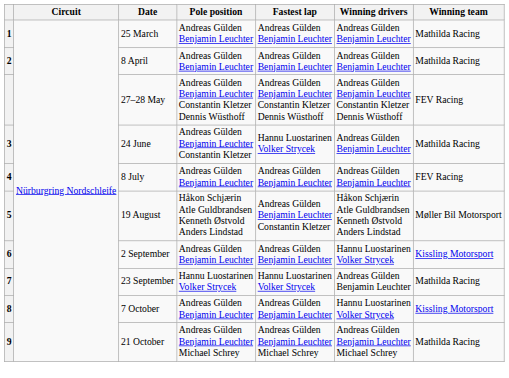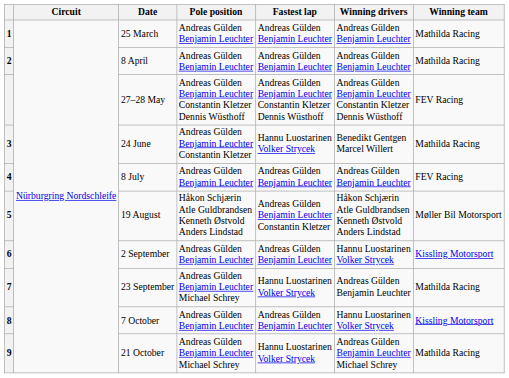(374, 143) Andreas Gülden Benjamin Leuchter -> (371, 143) Benedikt Gentgen Marcel Willert
(216, 281) Hannu Luostarinen Volker Strycek -> (216, 287) Andreas Gülden Benjamin Leuchter Michael Schrey
(295, 341) Andreas Gülden Benjamin Leuchter Michael Schrey -> (295, 353) Hannu Luostarinen Volker Strycek
